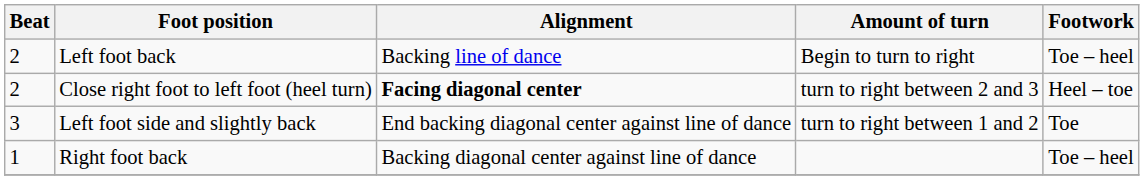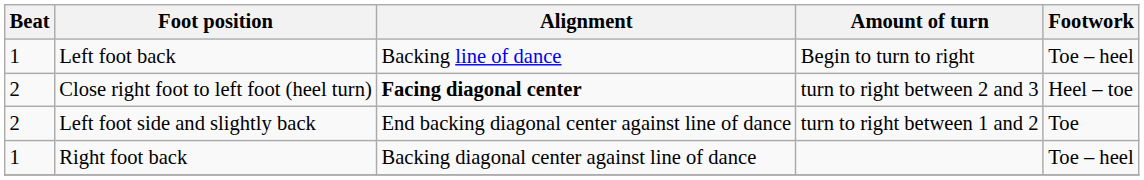(15, 55) 2 -> (15, 55) 1
(15, 123) 3 -> (15, 123) 2
